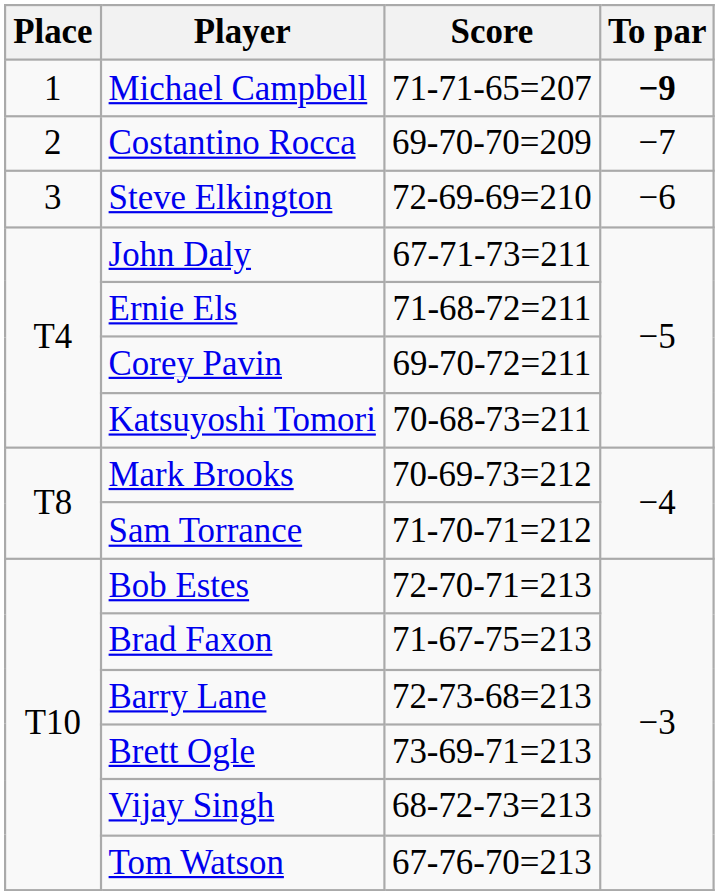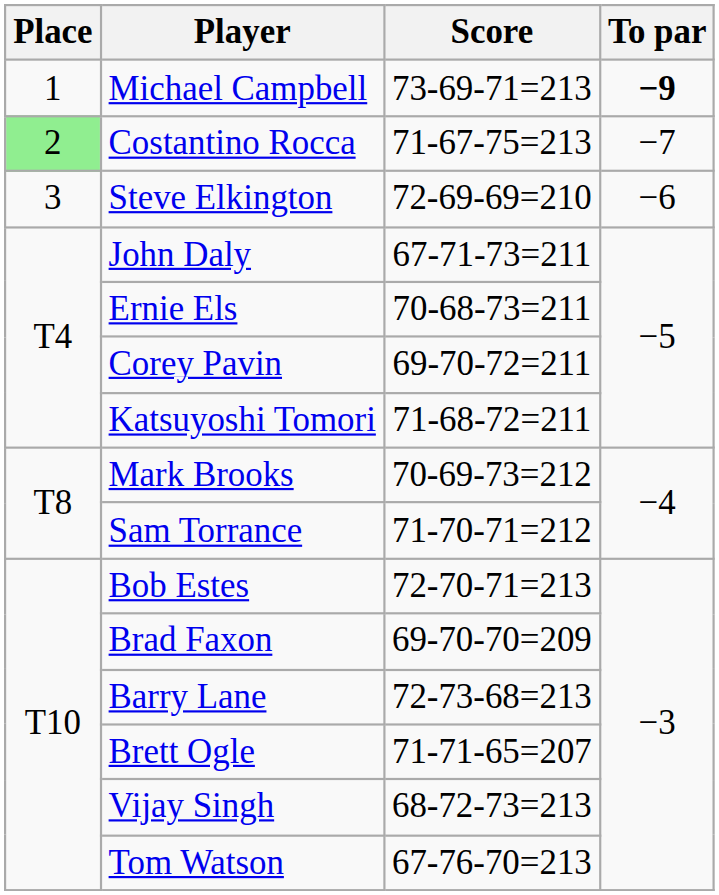(492, 87) 71-71-65=207 -> (492, 87) 73-69-71=213
(53, 142) no background -> (53, 142) lightgreen background
(492, 142) 69-70-70=209 -> (492, 142) 71-67-75=213
(492, 308) 71-68-72=211 -> (492, 308) 70-68-73=211
(492, 419) 70-68-73=211 -> (492, 419) 71-68-72=211
(492, 640) 71-67-75=213 -> (492, 640) 69-70-70=209
(492, 751) 73-69-71=213 -> (492, 751) 71-71-65=207
